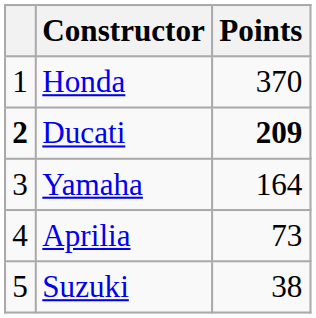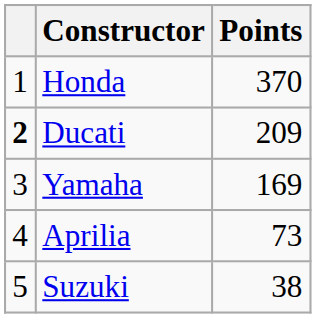(279, 133) bold -> (279, 133) normal
(279, 184) 164 -> (279, 184) 169
